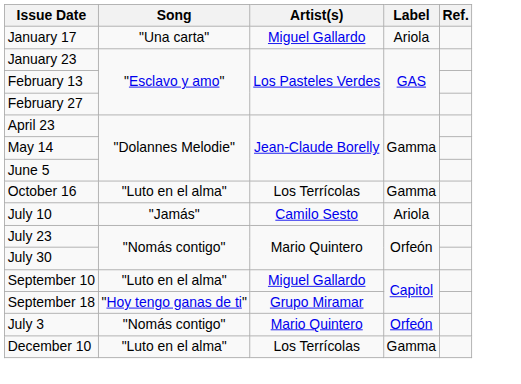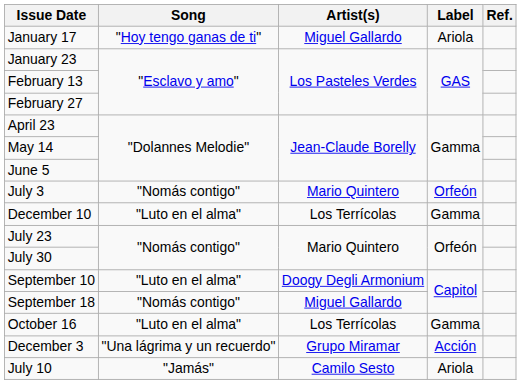(174, 37) "Una carta" -> (188, 37) "Hoy tengo ganas de ti"
rows swapped: (26, 324) <-> (42, 192)
rows swapped: (30, 214) <-> (49, 346)
(317, 280) Miguel Gallardo -> (353, 280) Doogy Degli Armonium
(174, 302) "Hoy tengo ganas de ti" -> (188, 302) "Nomás contigo"
(317, 302) Grupo Miramar -> (353, 302) Miguel Gallardo
+ row: (46, 346)
